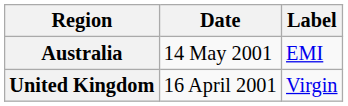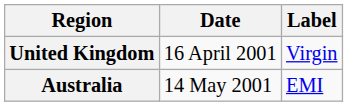rows swapped: (82, 85) <-> (82, 52)
